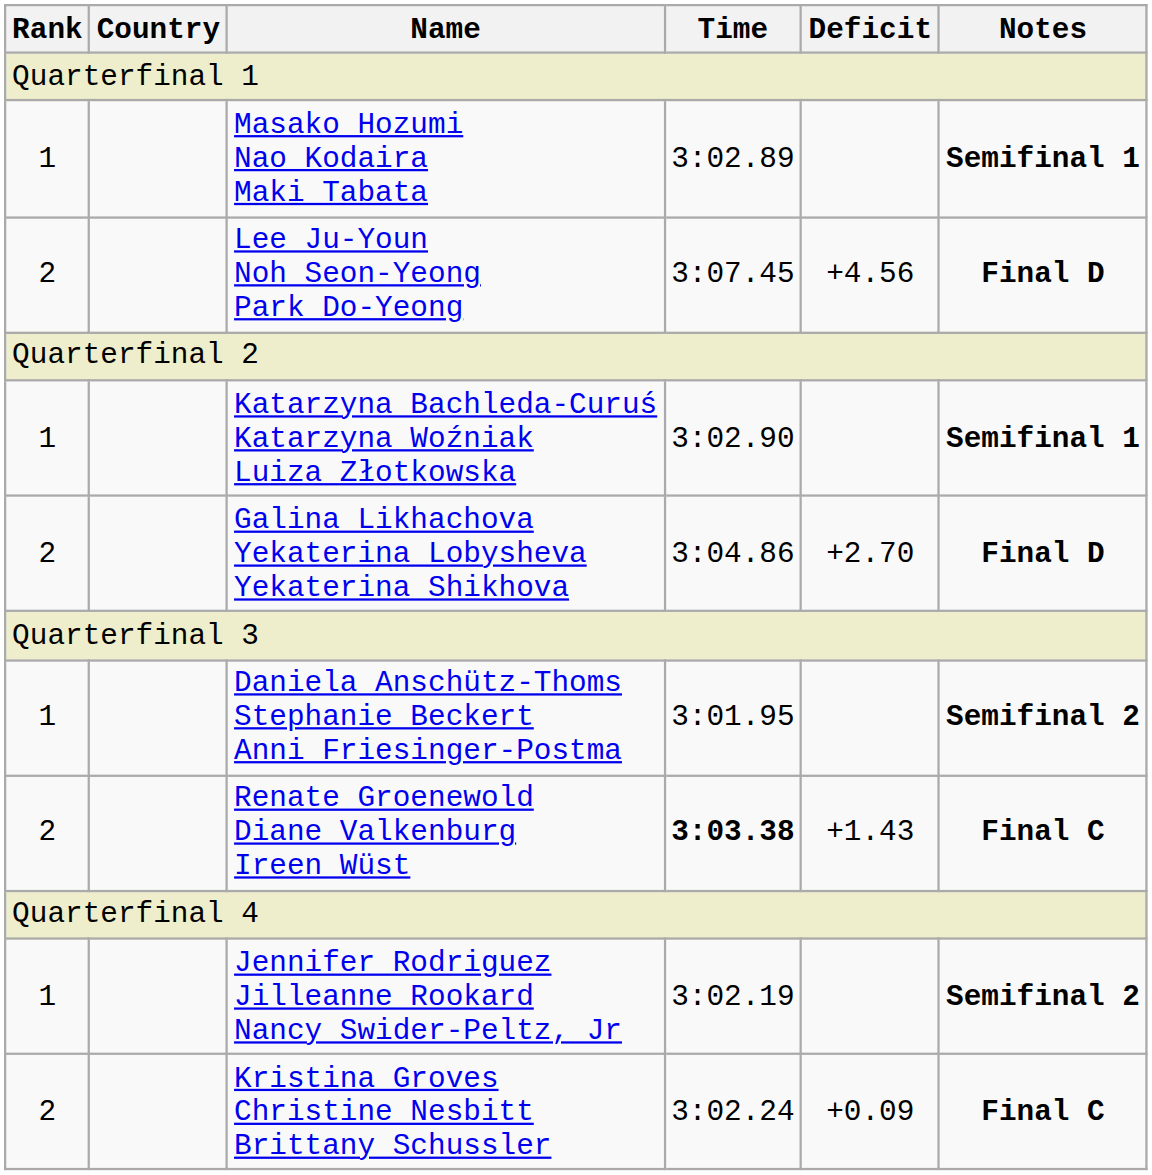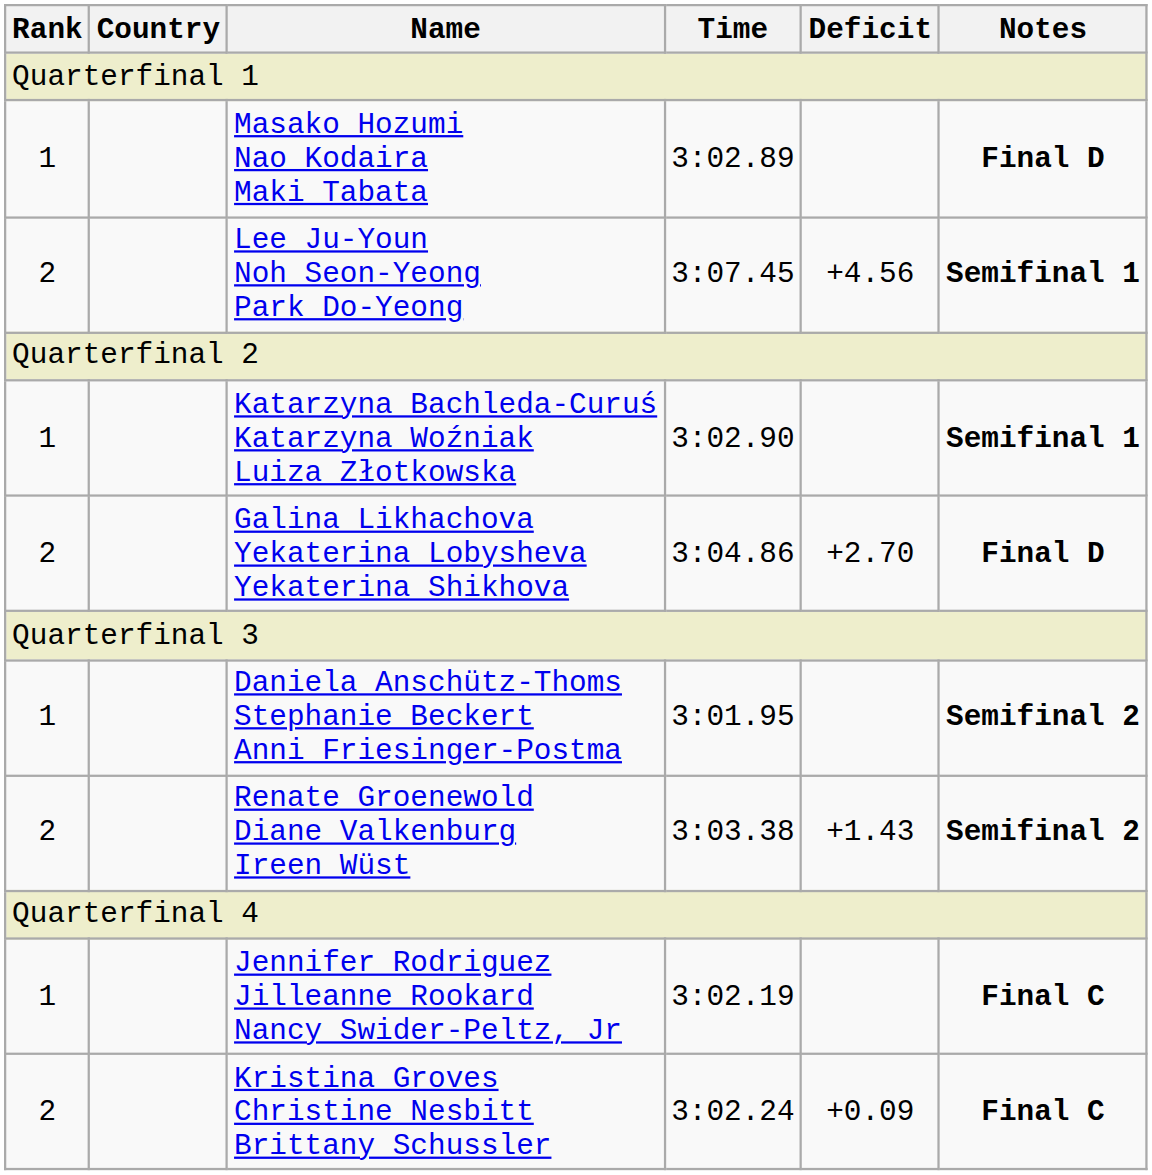(1043, 159) Semifinal 1 -> (1043, 159) Final D
(1043, 274) Final D -> (1043, 274) Semifinal 1
(733, 833) bold -> (733, 833) normal
(1043, 833) Final C -> (1043, 833) Semifinal 2
(1043, 996) Semifinal 2 -> (1043, 996) Final C
